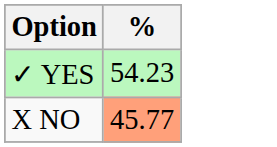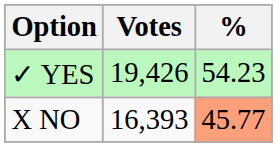+ column: (149, 27)
